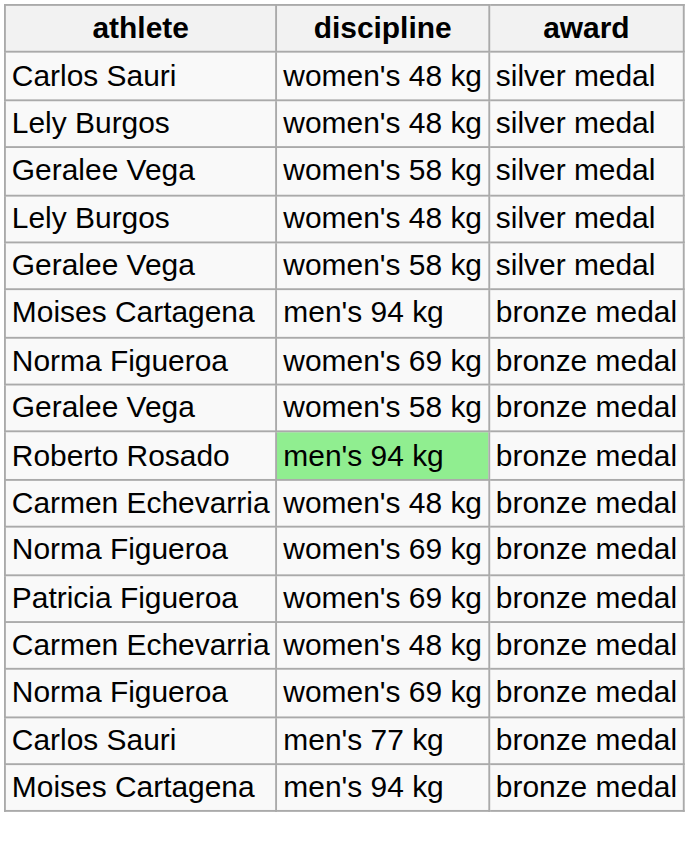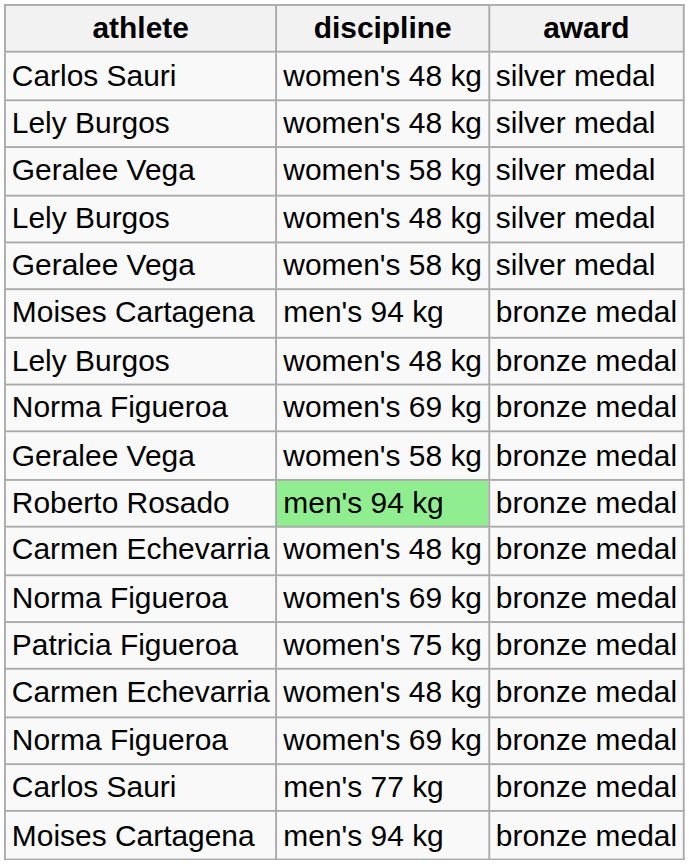+ row: (91, 360)
(383, 597) women's 69 kg -> (383, 645) women's 75 kg
